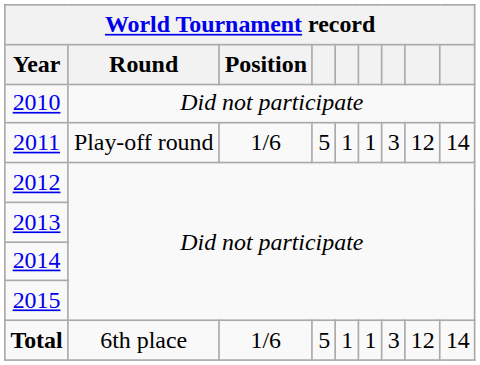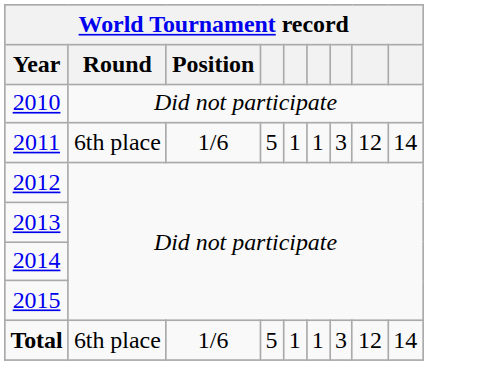(144, 142) Play-off round -> (117, 142) 6th place
